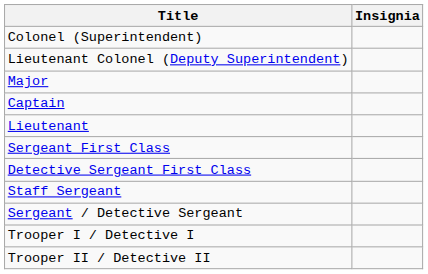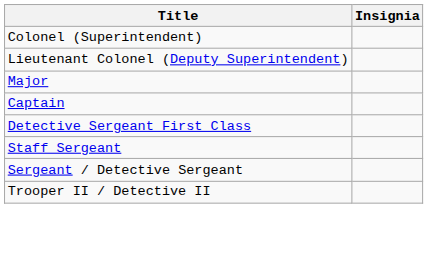- row: (48, 126)
- row: (89, 148)
- row: (101, 236)
